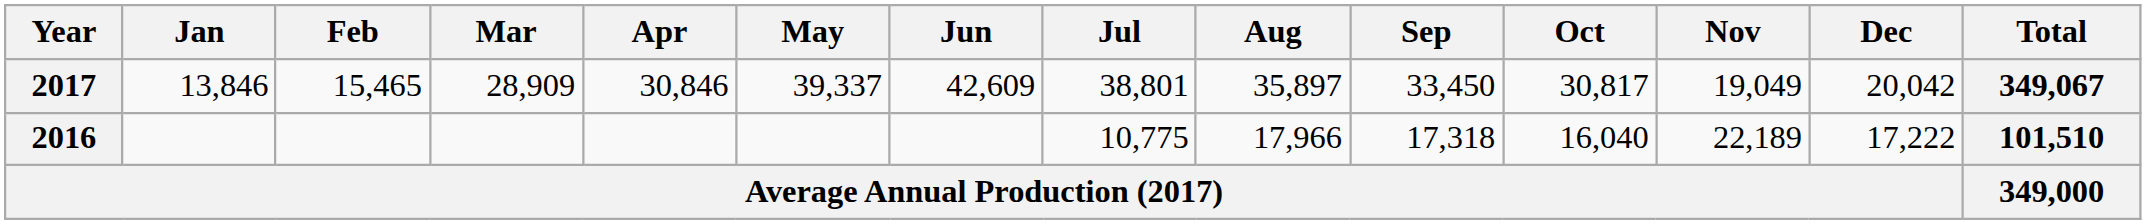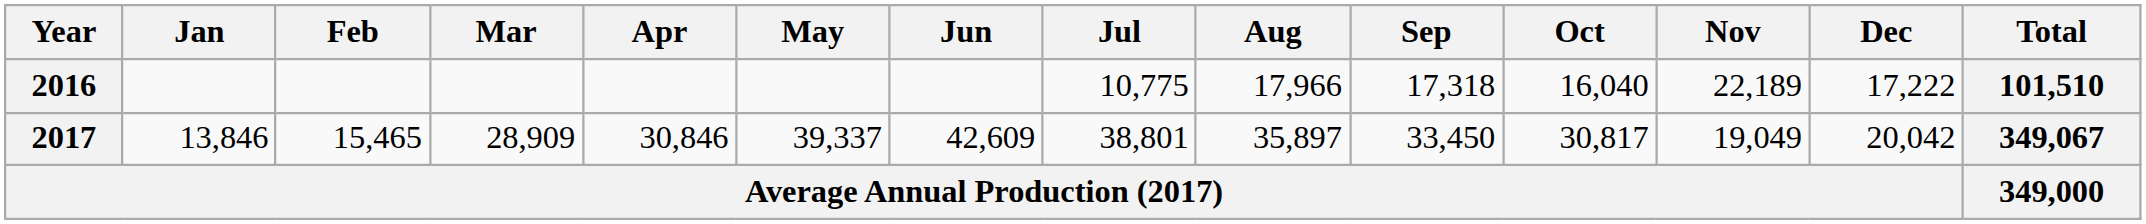rows swapped: (64, 138) <-> (64, 85)
